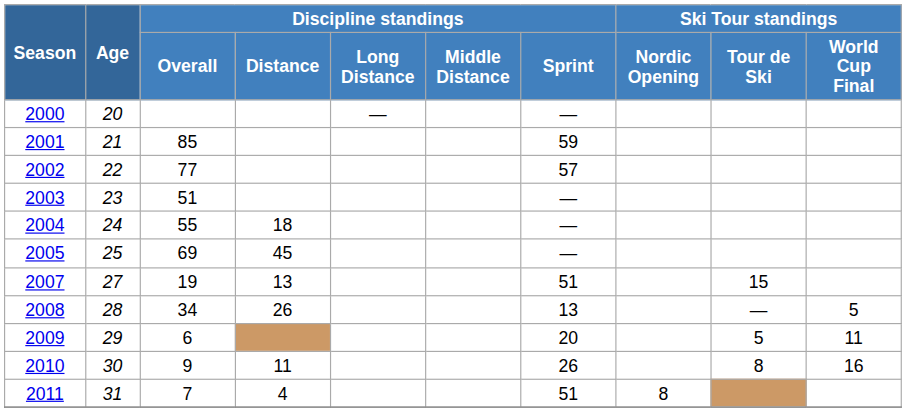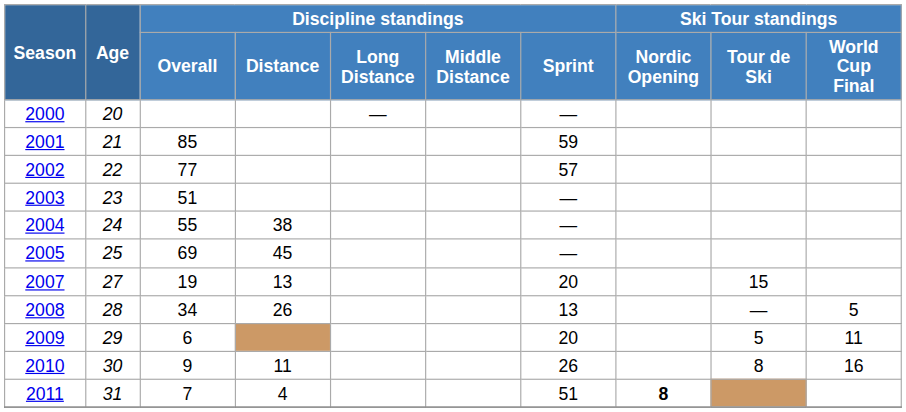(283, 226) 18 -> (283, 226) 38
(568, 281) 51 -> (568, 281) 20
(663, 393) normal -> (663, 393) bold
